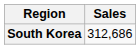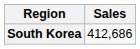(110, 34) 312,686 -> (110, 34) 412,686
